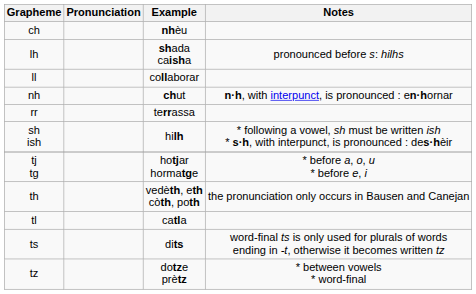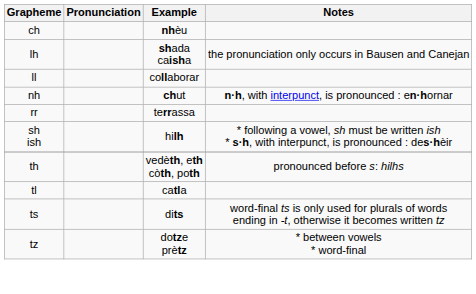(339, 54) pronounced before s: hilhs -> (339, 54) the pronunciation only occurs in Bausen and Canejan
- row: (34, 166)
(339, 196) the pronunciation only occurs in Bausen and Canejan -> (339, 166) pronounced before s: hilhs
